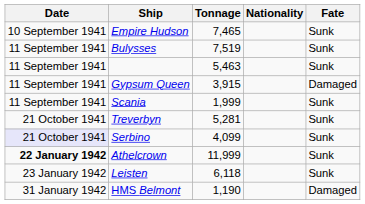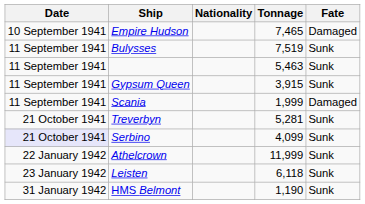columns swapped: (275, 13) <-> (218, 13)
(321, 31) Sunk -> (333, 31) Damaged
(333, 84) Damaged -> (321, 84) Sunk
(321, 102) Sunk -> (333, 102) Damaged
(63, 155) bold -> (64, 155) normal
(333, 191) Damaged -> (321, 191) Sunk
